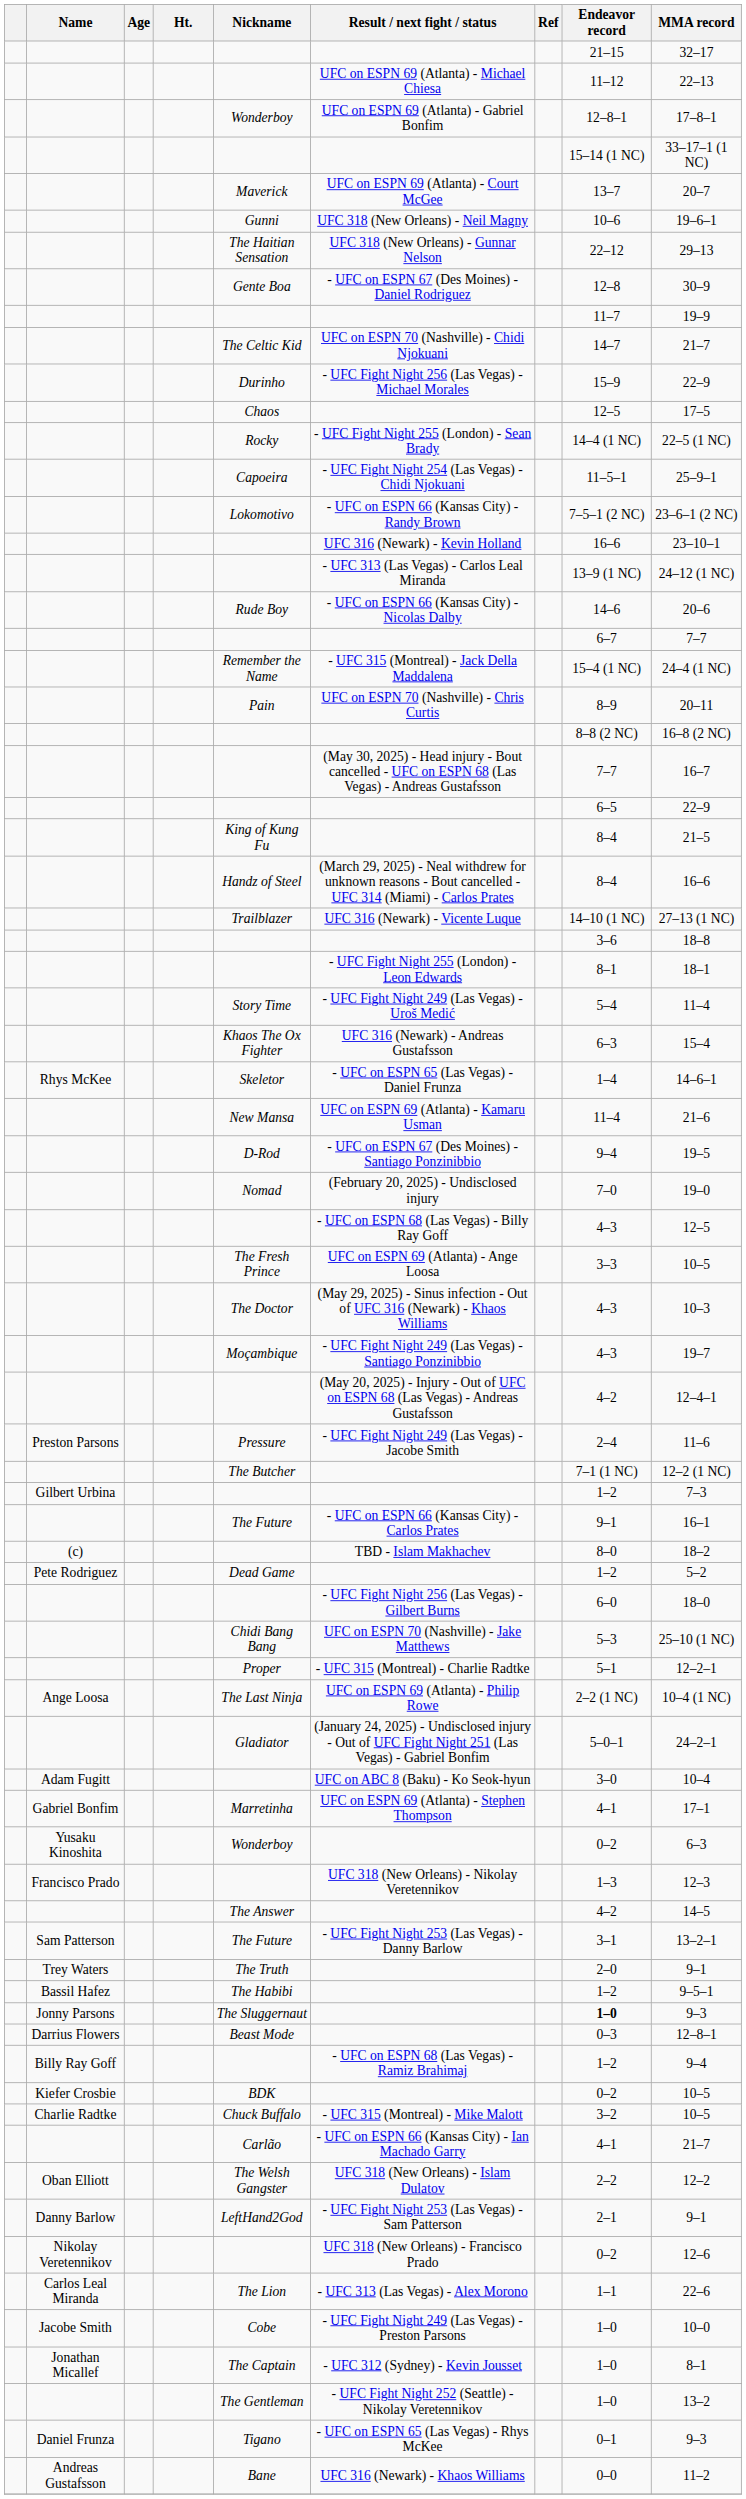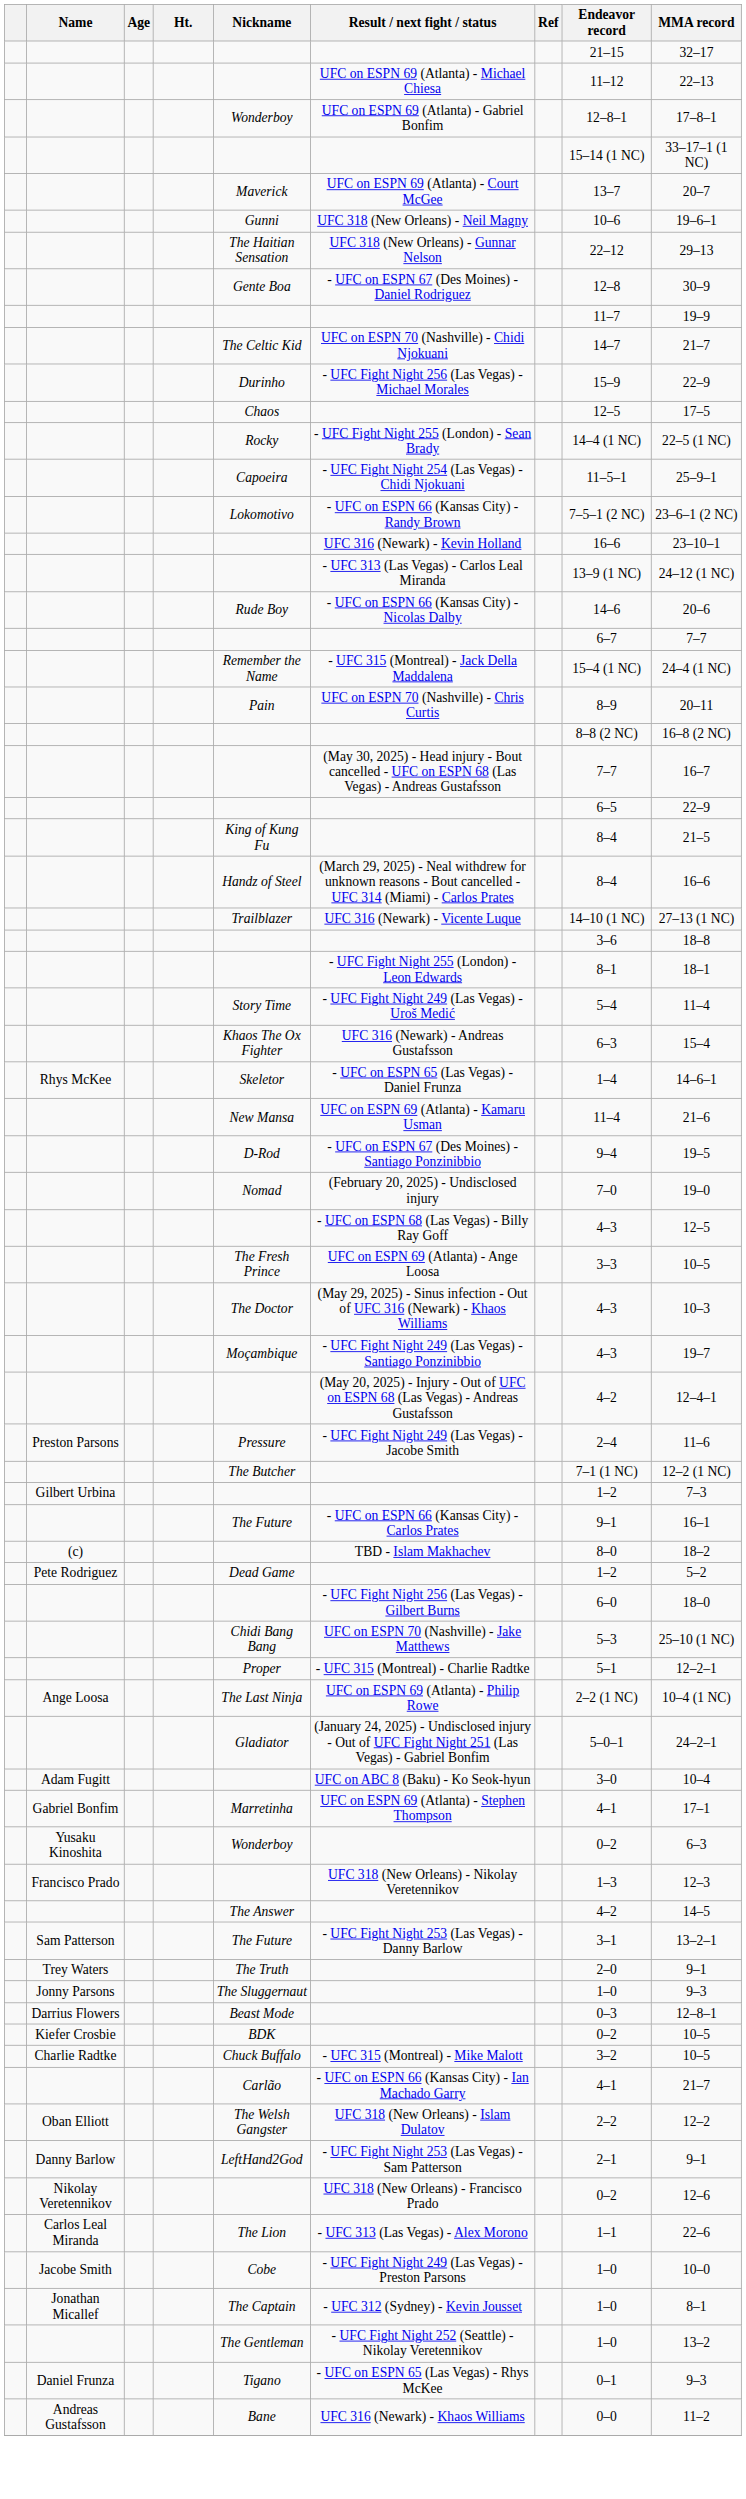- row: (16, 1992)
(607, 2013) bold -> (607, 1991) normal
- row: (16, 2064)
